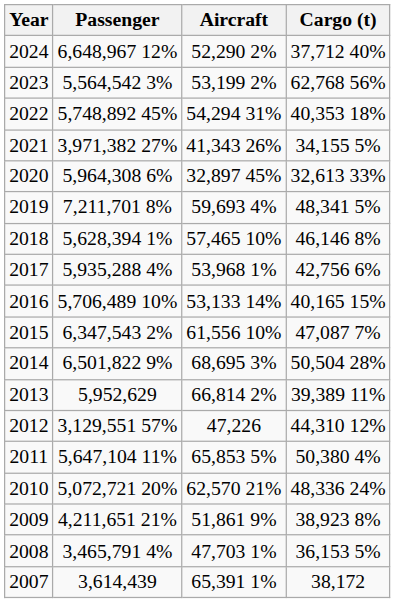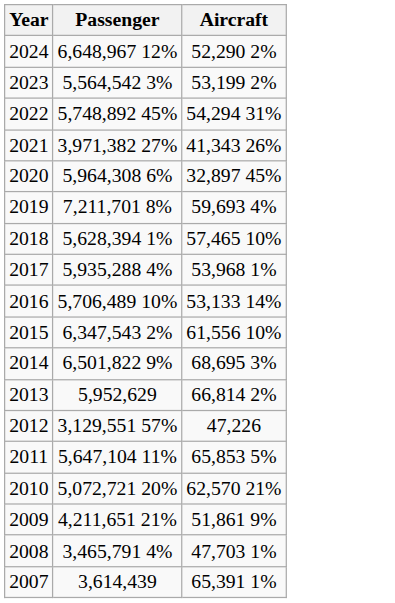- column: (338, 20)
